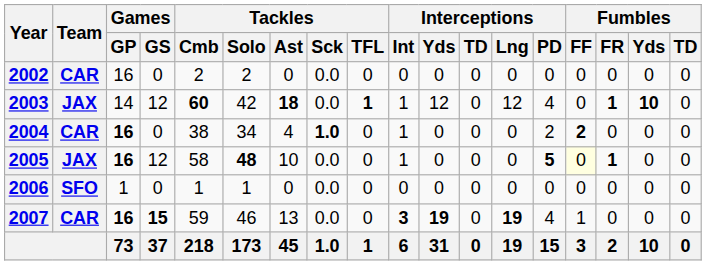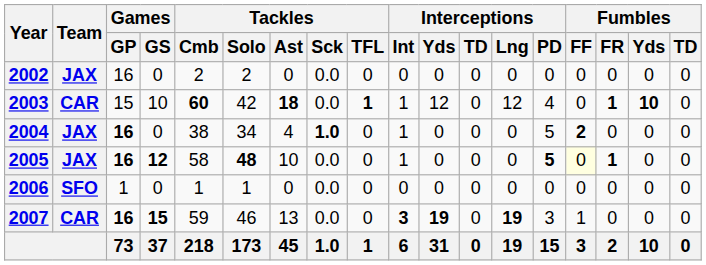(80, 75) CAR -> (80, 75) JAX
(80, 103) JAX -> (80, 103) CAR
(123, 103) 14 -> (123, 103) 15
(158, 103) 12 -> (158, 103) 10
(80, 132) CAR -> (80, 132) JAX
(549, 132) 2 -> (549, 132) 5
(158, 160) normal -> (158, 160) bold
(549, 217) 4 -> (549, 217) 3
